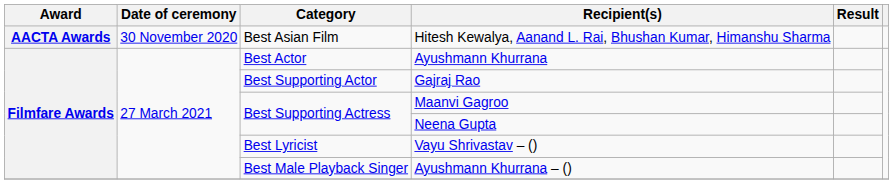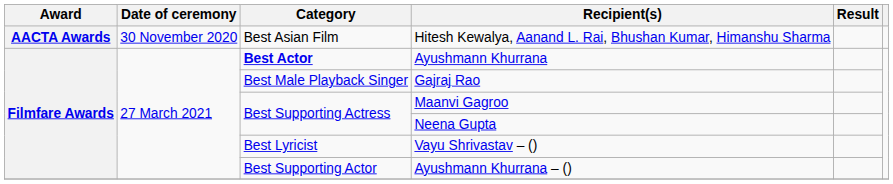(275, 59) normal -> (278, 59) bold
(310, 80) Best Supporting Actor -> (326, 80) Best Male Playback Singer
(326, 168) Best Male Playback Singer -> (310, 168) Best Supporting Actor
